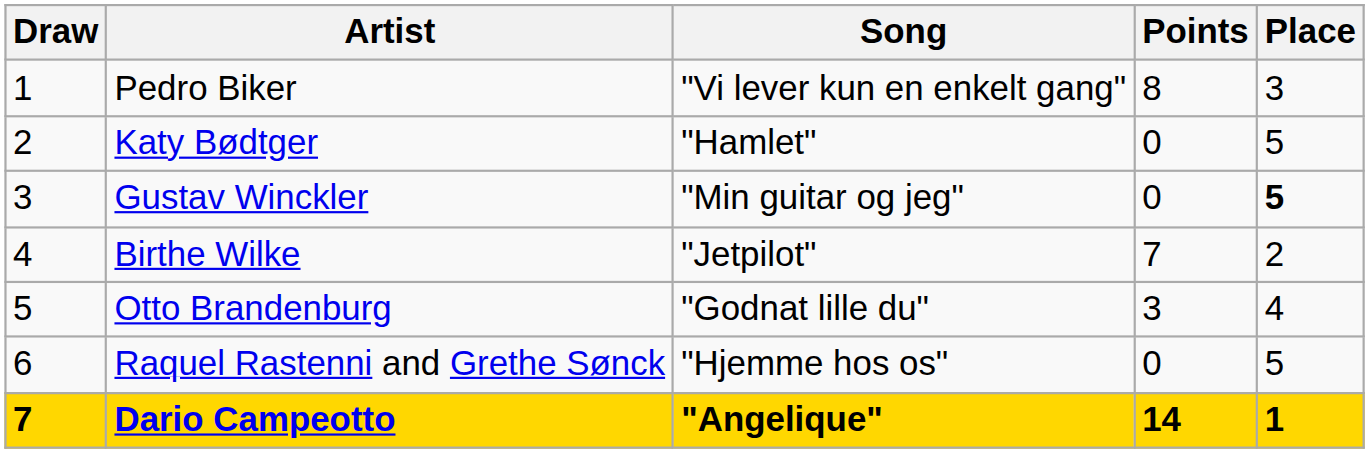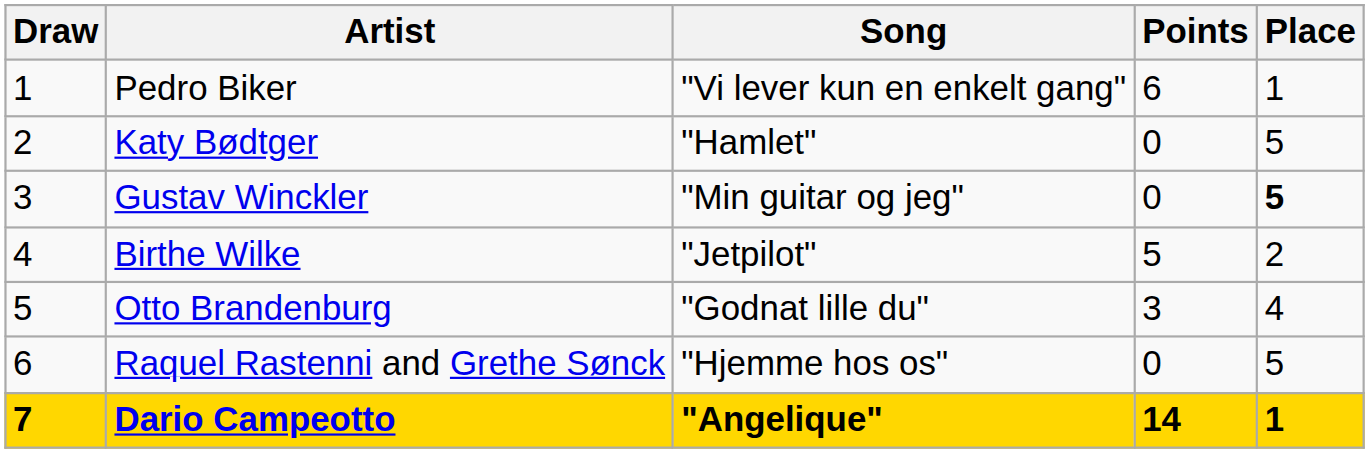(1152, 87) 8 -> (1152, 87) 6
(1275, 87) 3 -> (1275, 87) 1
(1152, 253) 7 -> (1152, 253) 5
